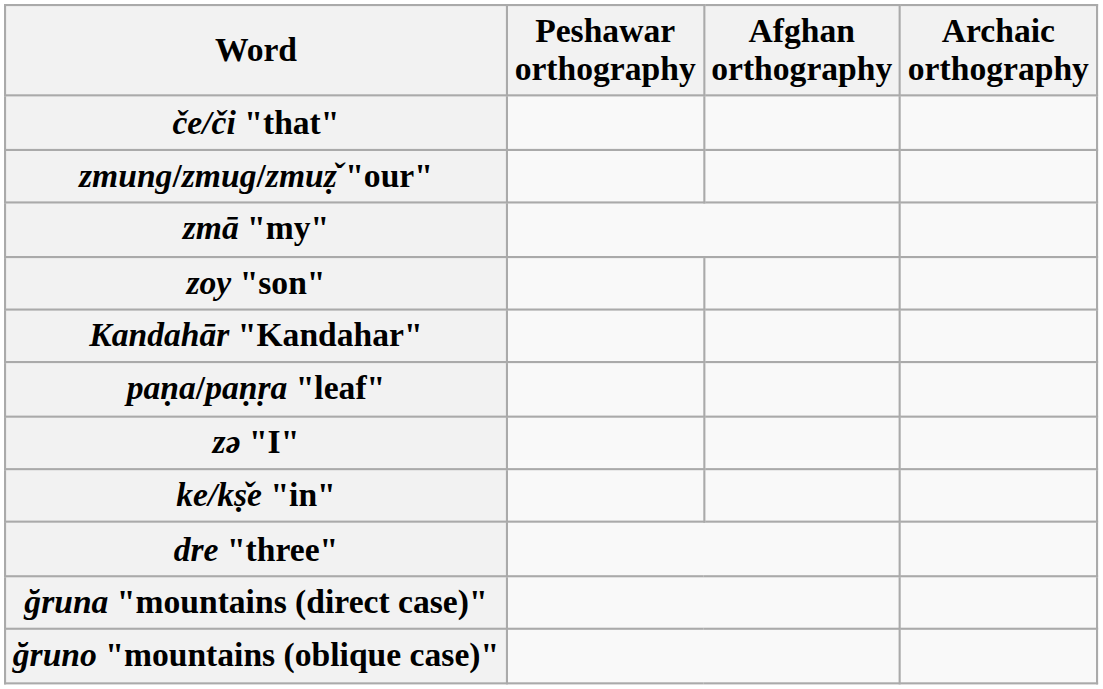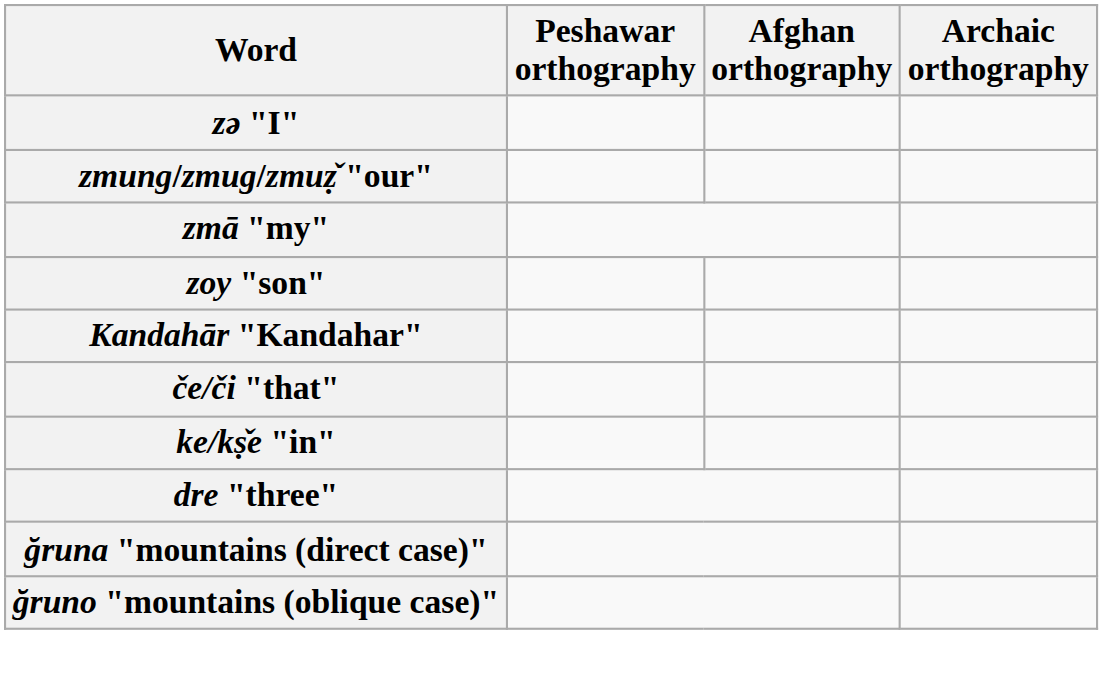rows swapped: (256, 441) <-> (256, 122)
- row: (256, 388)
